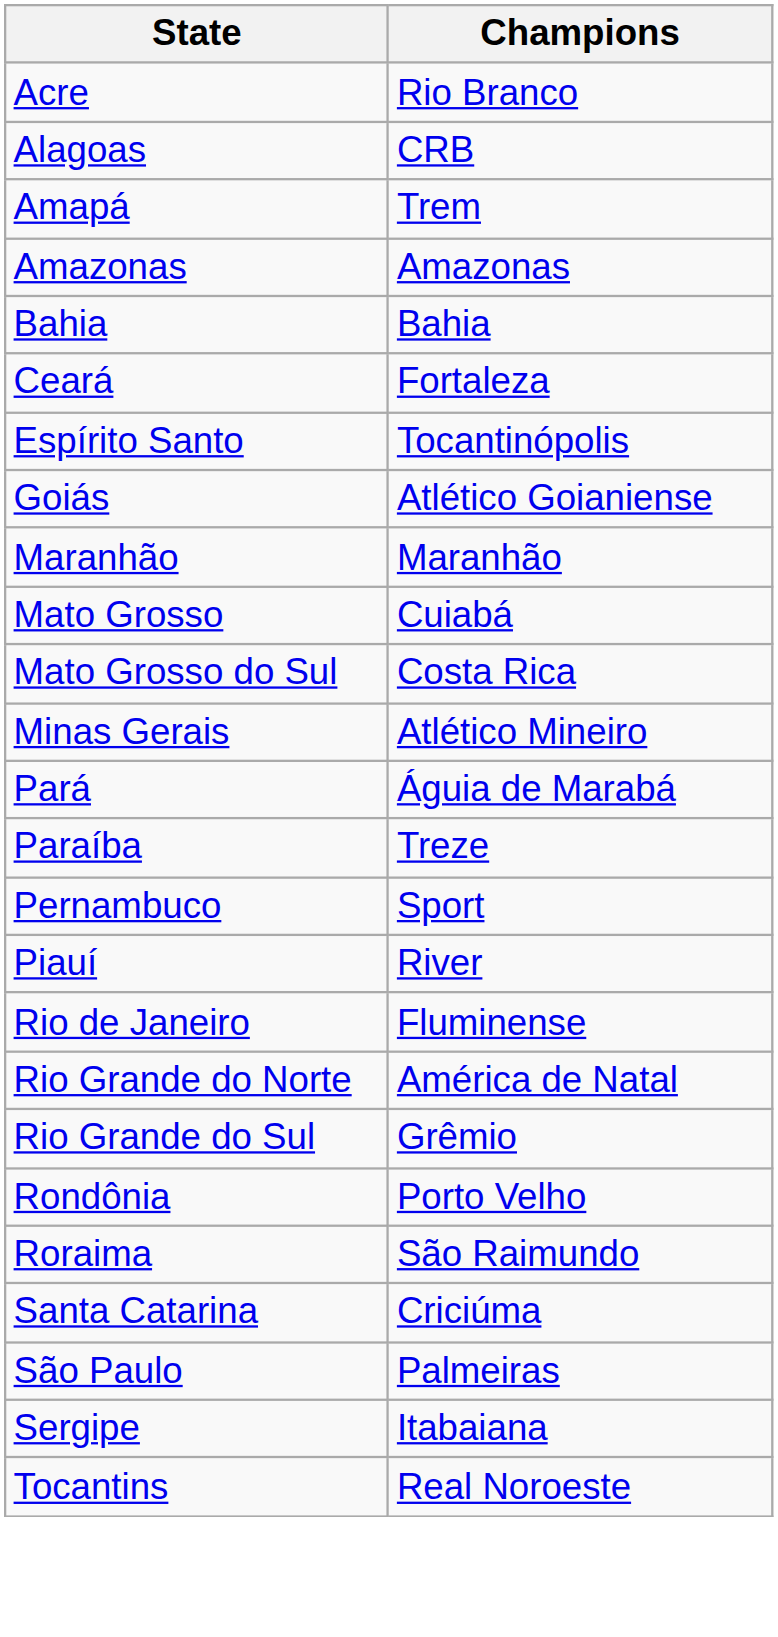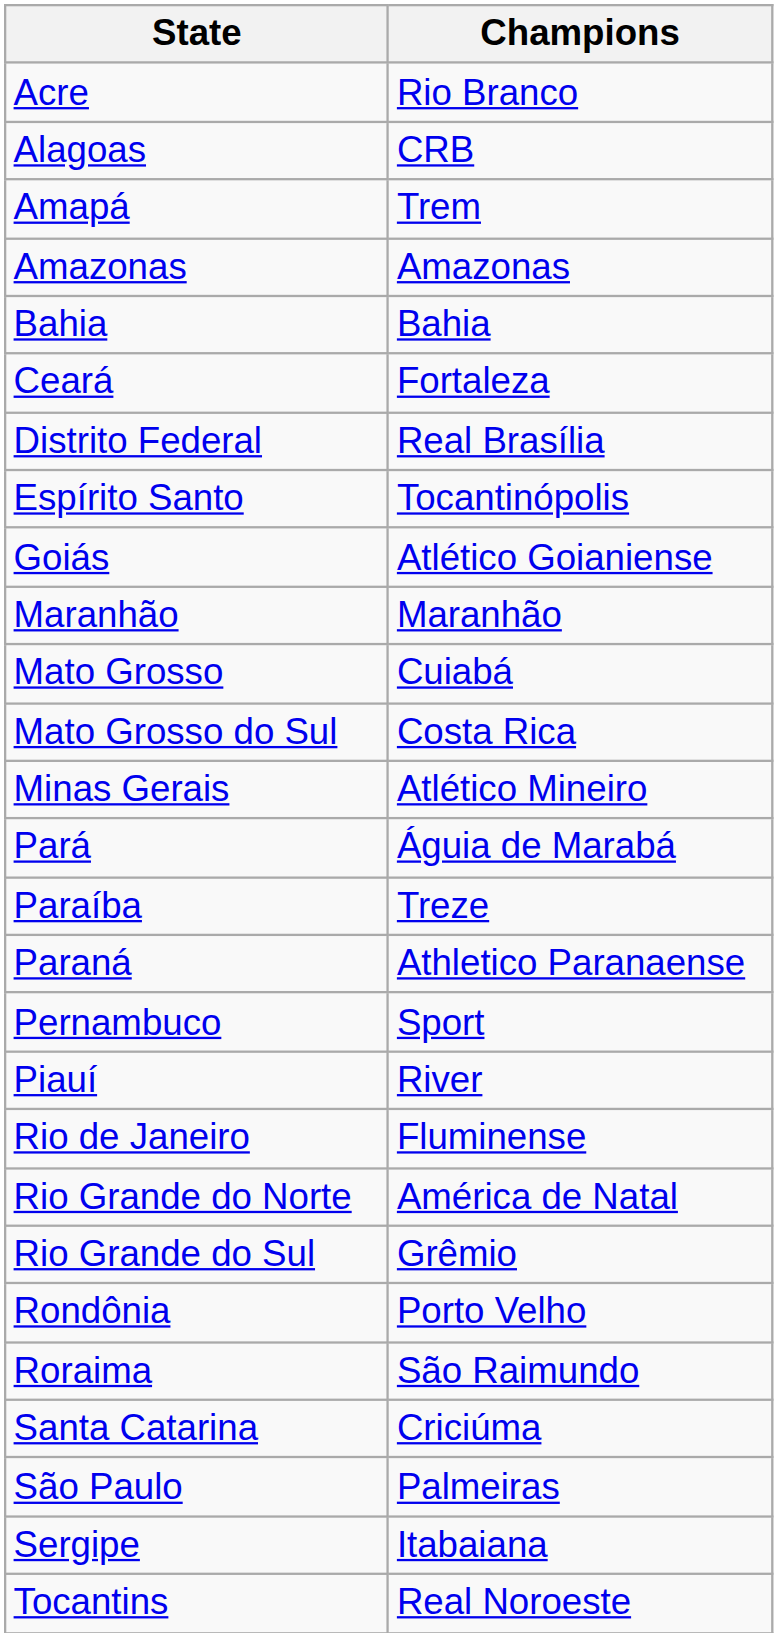+ row: (138, 440)
+ row: (73, 963)
